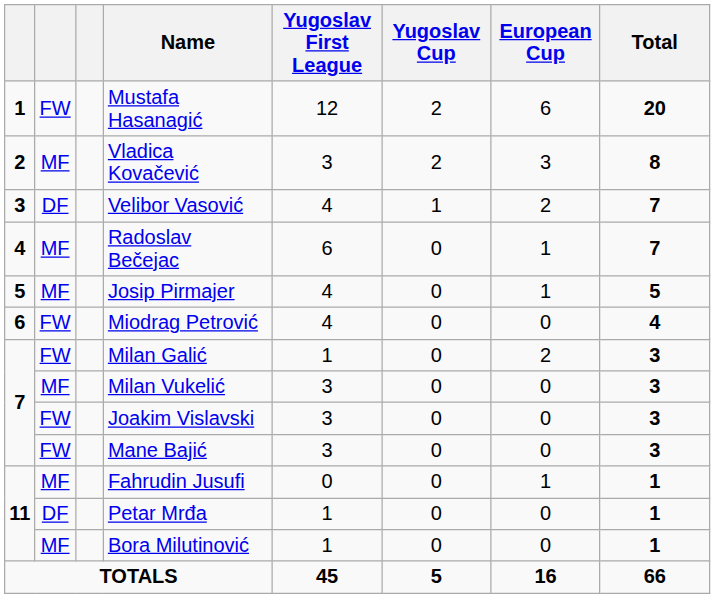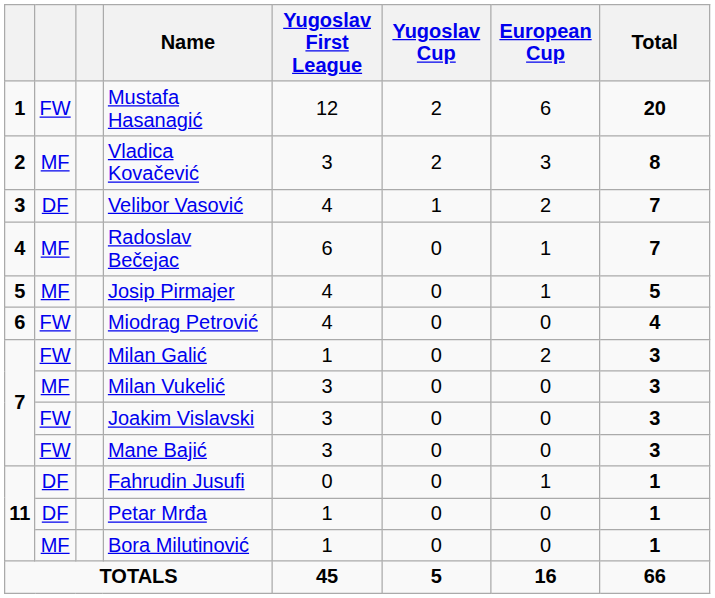(55, 481) MF -> (55, 481) DF
